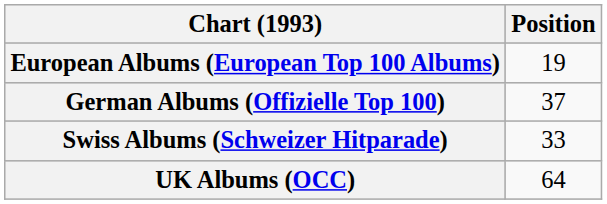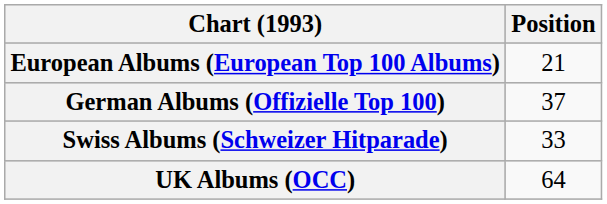(553, 62) 19 -> (553, 62) 21
